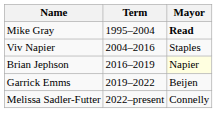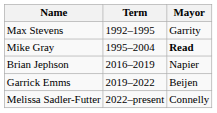+ row: (35, 30)
- row: (31, 47)
(184, 64) lightyellow background -> (184, 64) no background
